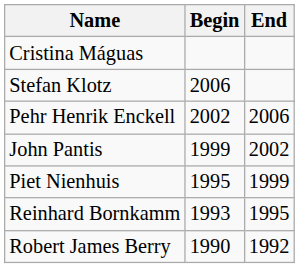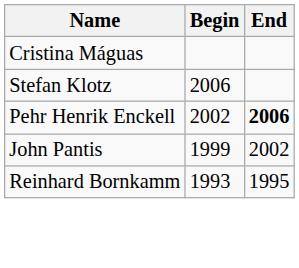(269, 117) normal -> (269, 117) bold
- row: (64, 181)
- row: (90, 246)
